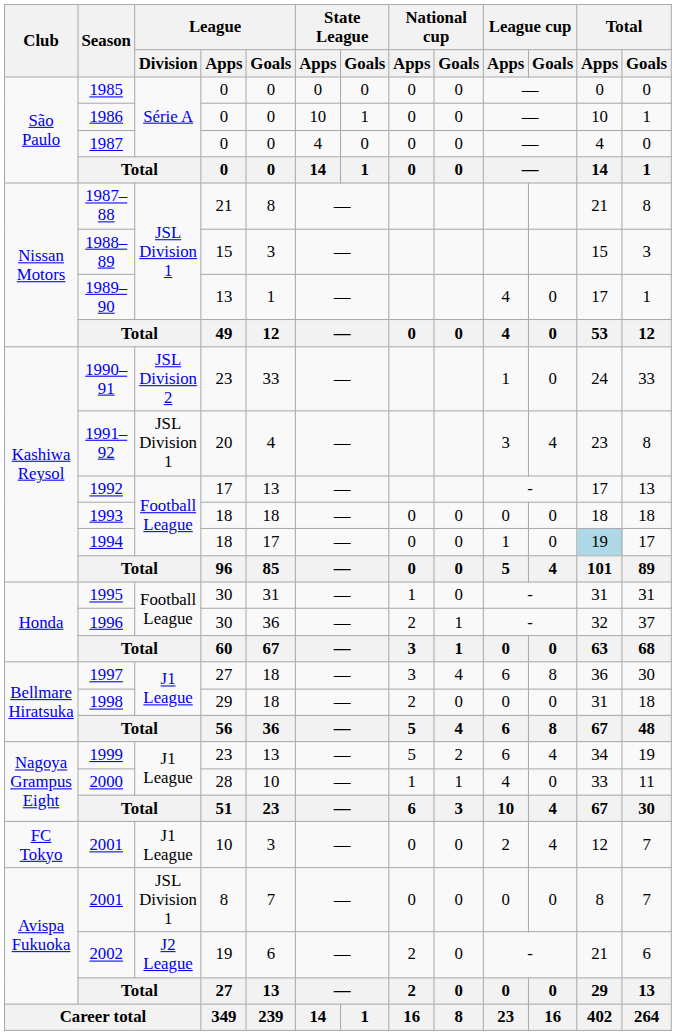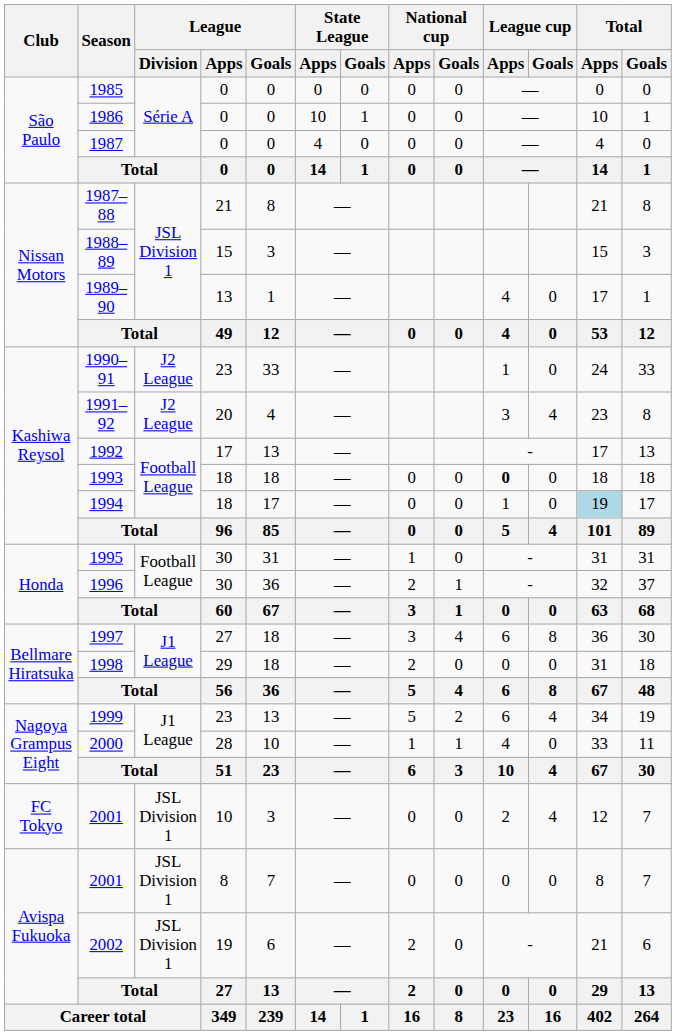(168, 378) JSL Division 2 -> (168, 369) J2 League
(168, 443) JSL Division 1 -> (168, 414) J2 League
(506, 515) normal -> (506, 477) bold
(168, 844) J1 League -> (168, 816) JSL Division 1
(168, 954) J2 League -> (168, 945) JSL Division 1
